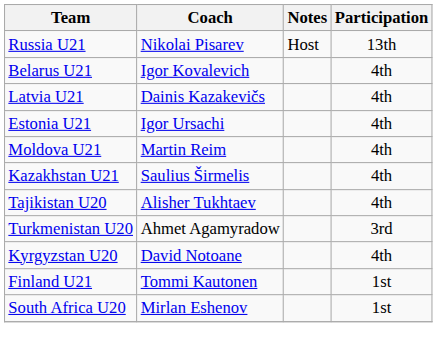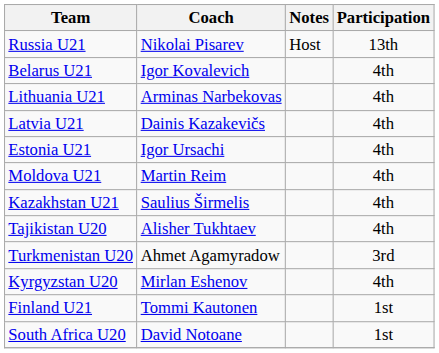+ row: (57, 96)
(191, 255) David Notoane -> (194, 281) Mirlan Eshenov
(194, 307) Mirlan Eshenov -> (191, 334) David Notoane
